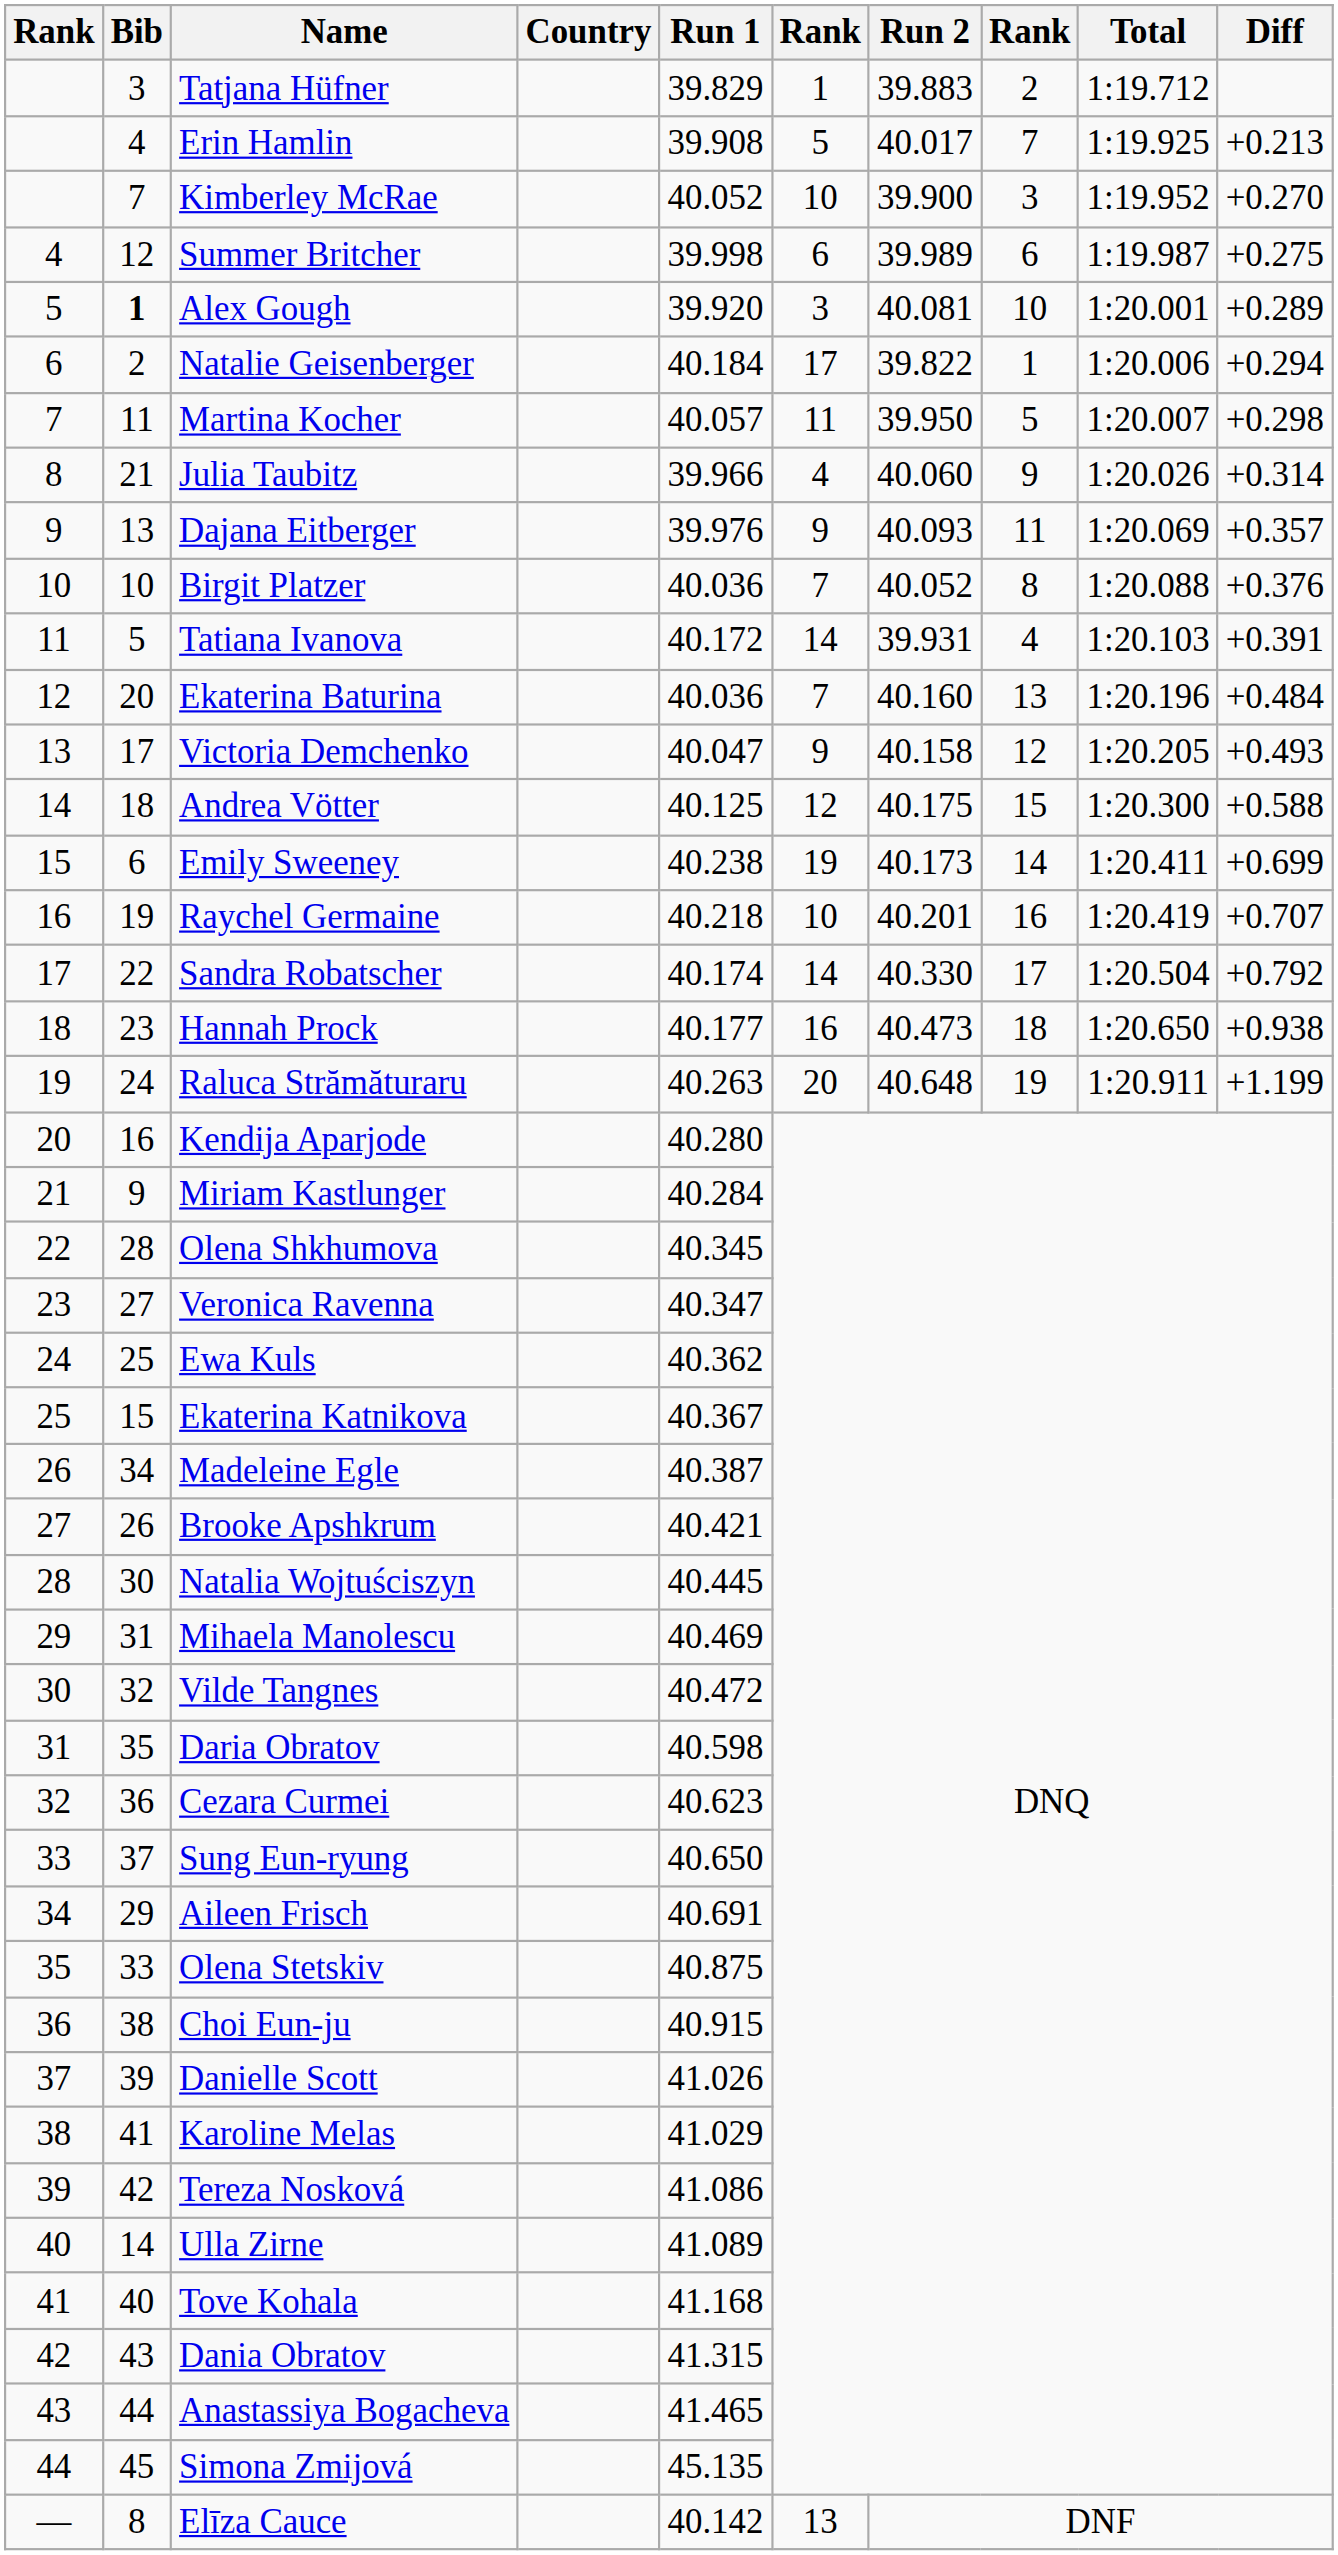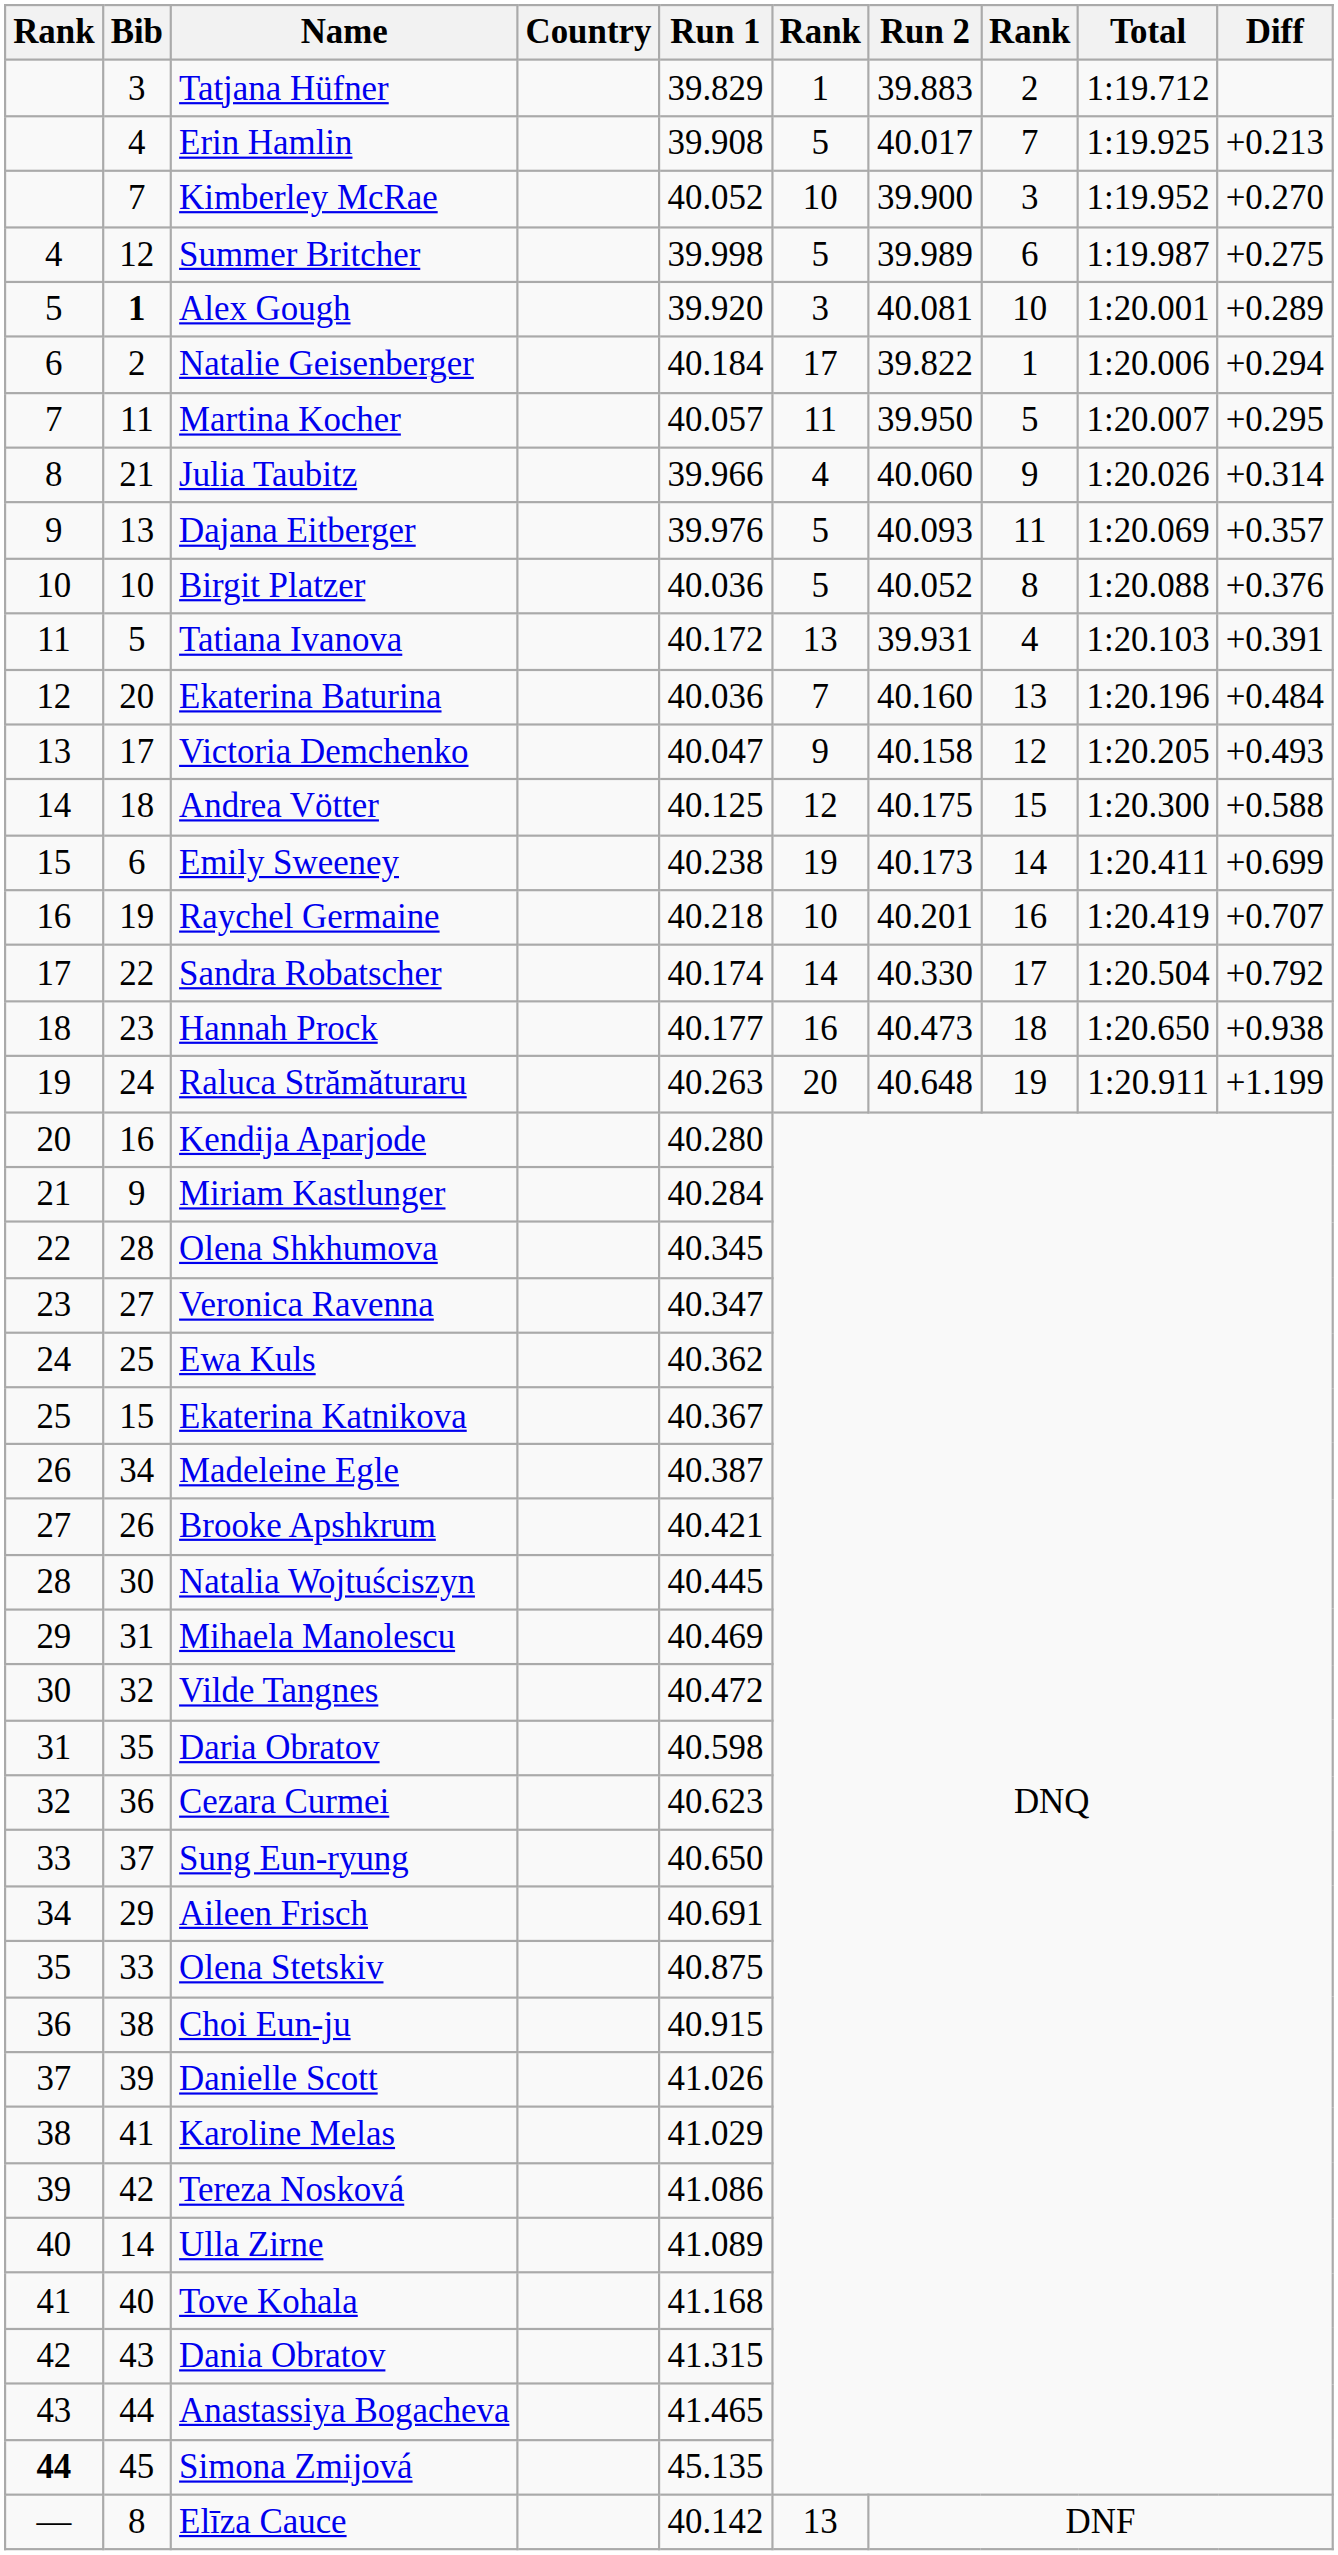(820, 253) 6 -> (820, 253) 5
(1275, 419) +0.298 -> (1275, 419) +0.295
(820, 530) 9 -> (820, 530) 5
(820, 585) 7 -> (820, 585) 5
(820, 640) 14 -> (820, 640) 13
(54, 2466) normal -> (54, 2466) bold
